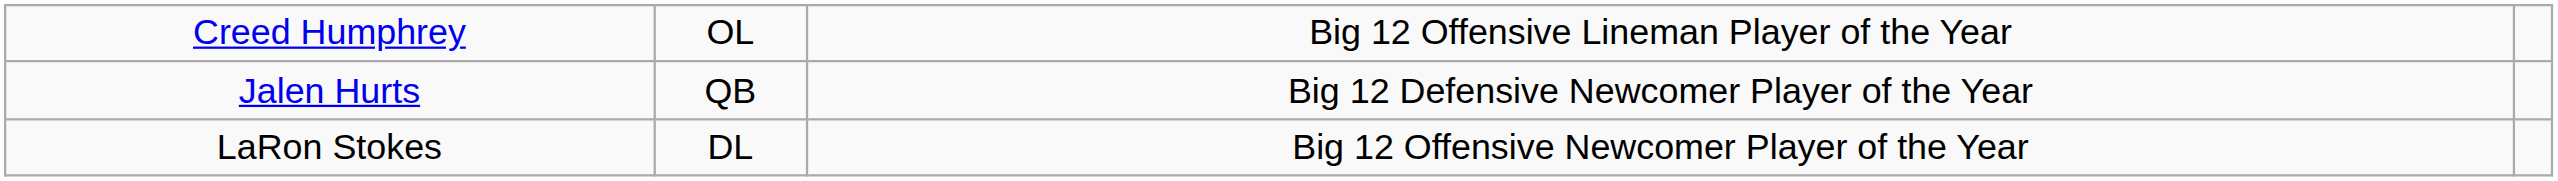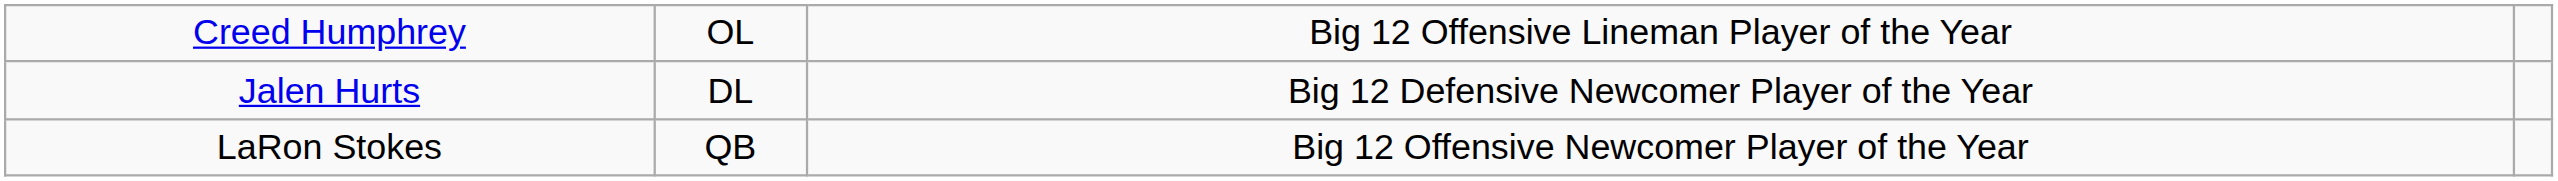(730, 89) QB -> (730, 89) DL
(730, 146) DL -> (730, 146) QB
